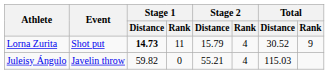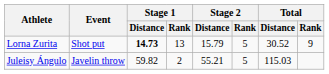(180, 44) 11 -> (180, 44) 13
(245, 44) 4 -> (245, 44) 5
(180, 61) 0 -> (180, 61) 2
(245, 61) 4 -> (245, 61) 5
